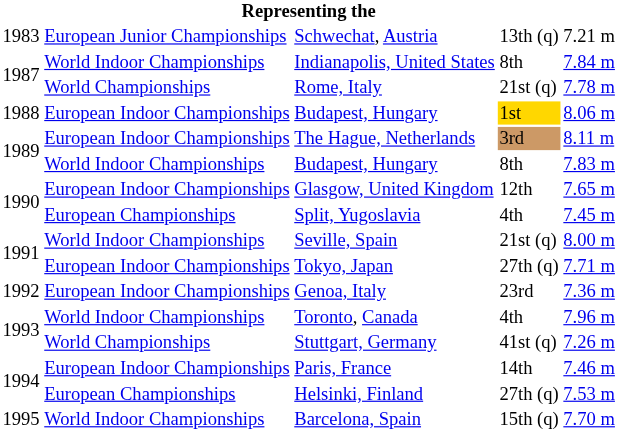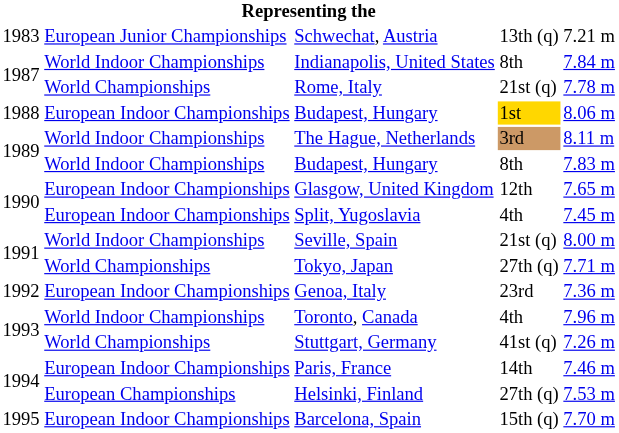(167, 138) European Indoor Championships -> (154, 138) World Indoor Championships
(140, 214) European Championships -> (167, 214) European Indoor Championships
(167, 266) European Indoor Championships -> (127, 266) World Championships
(154, 419) World Indoor Championships -> (167, 419) European Indoor Championships
